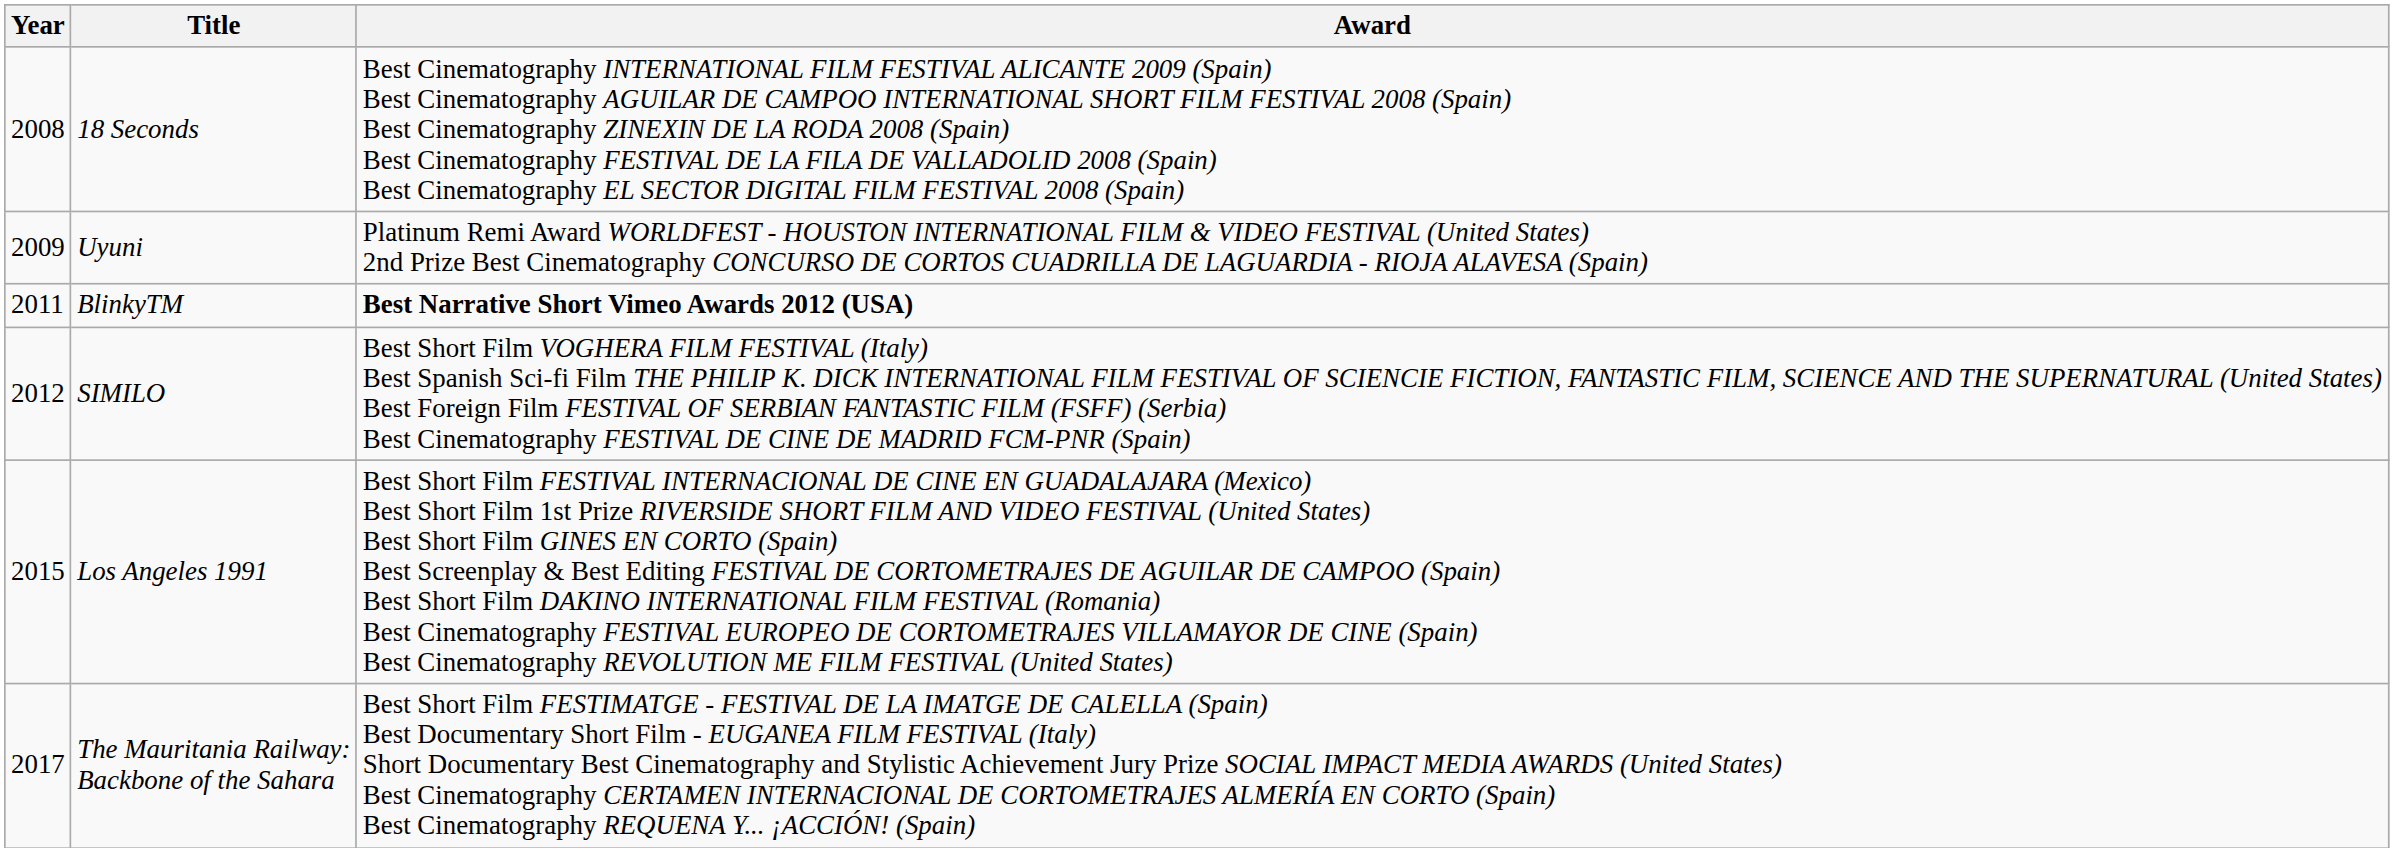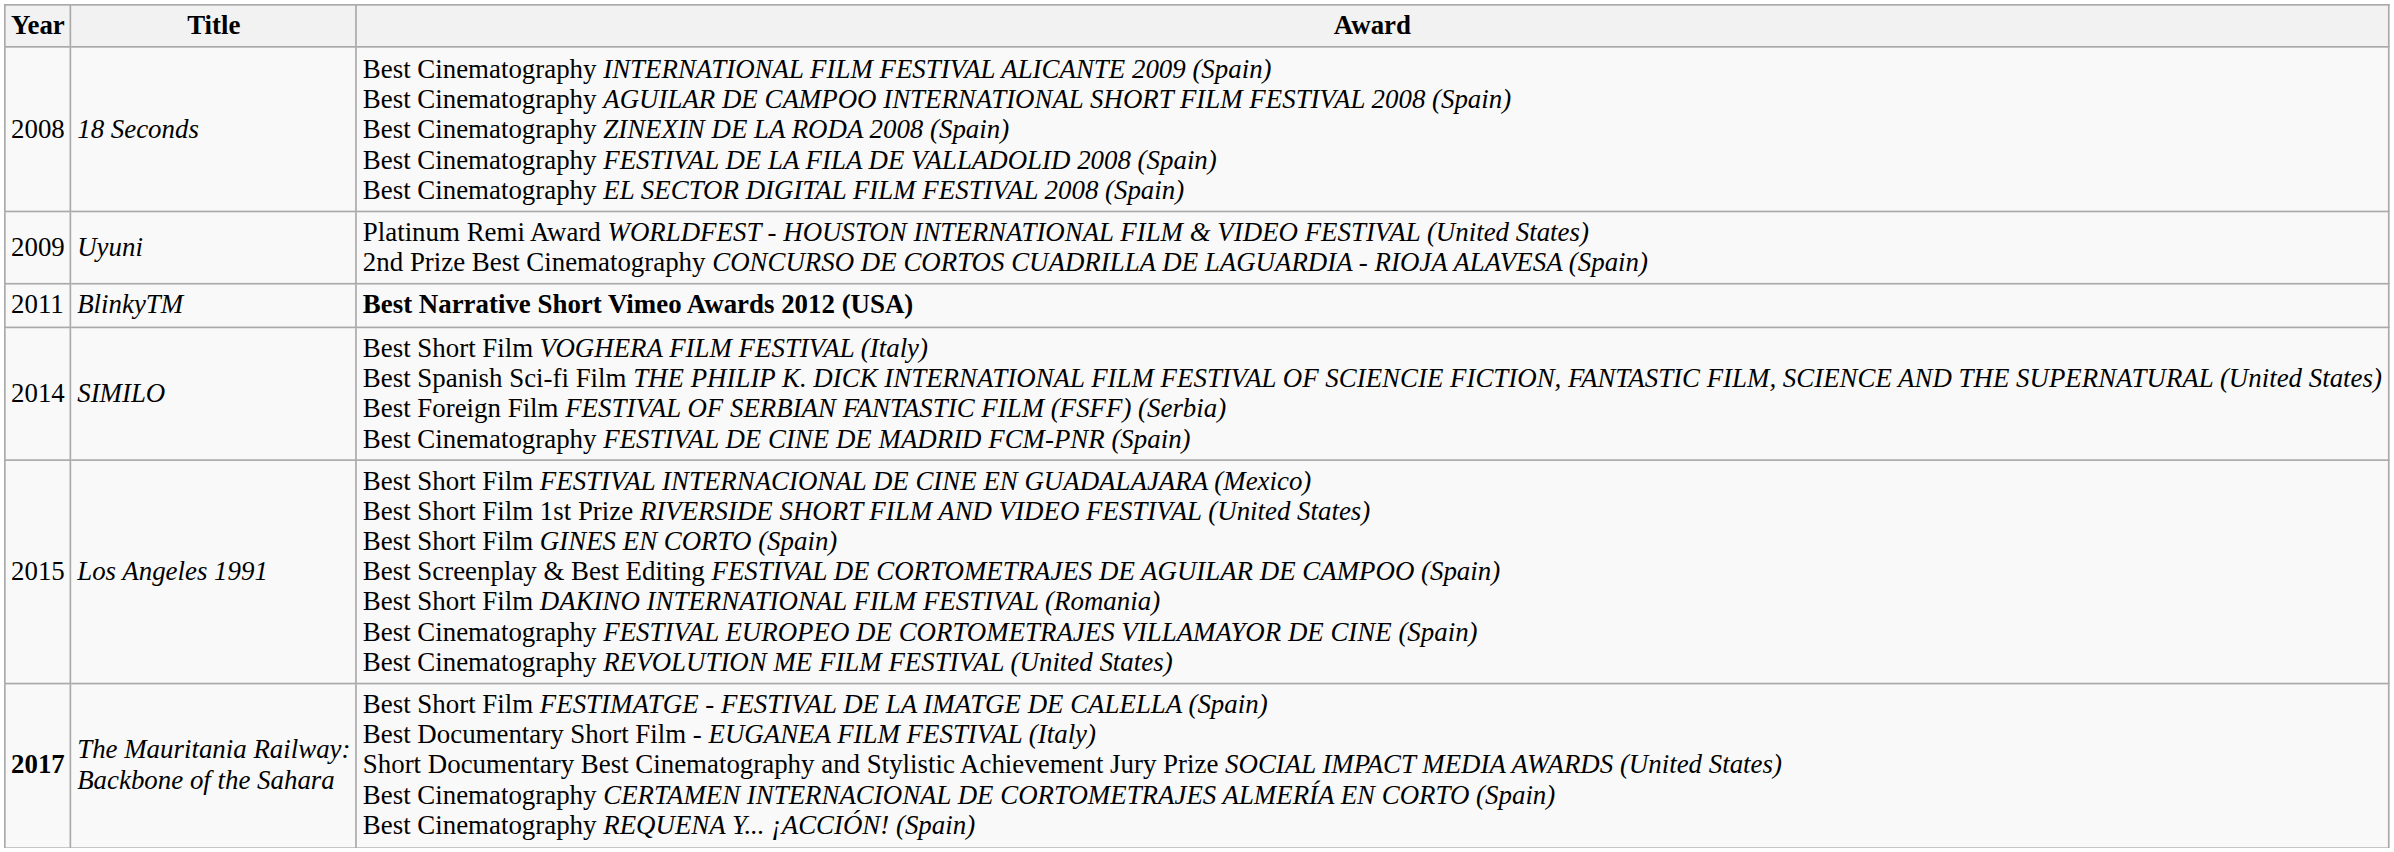(38, 392) 2012 -> (38, 392) 2014
(38, 765) normal -> (38, 765) bold
